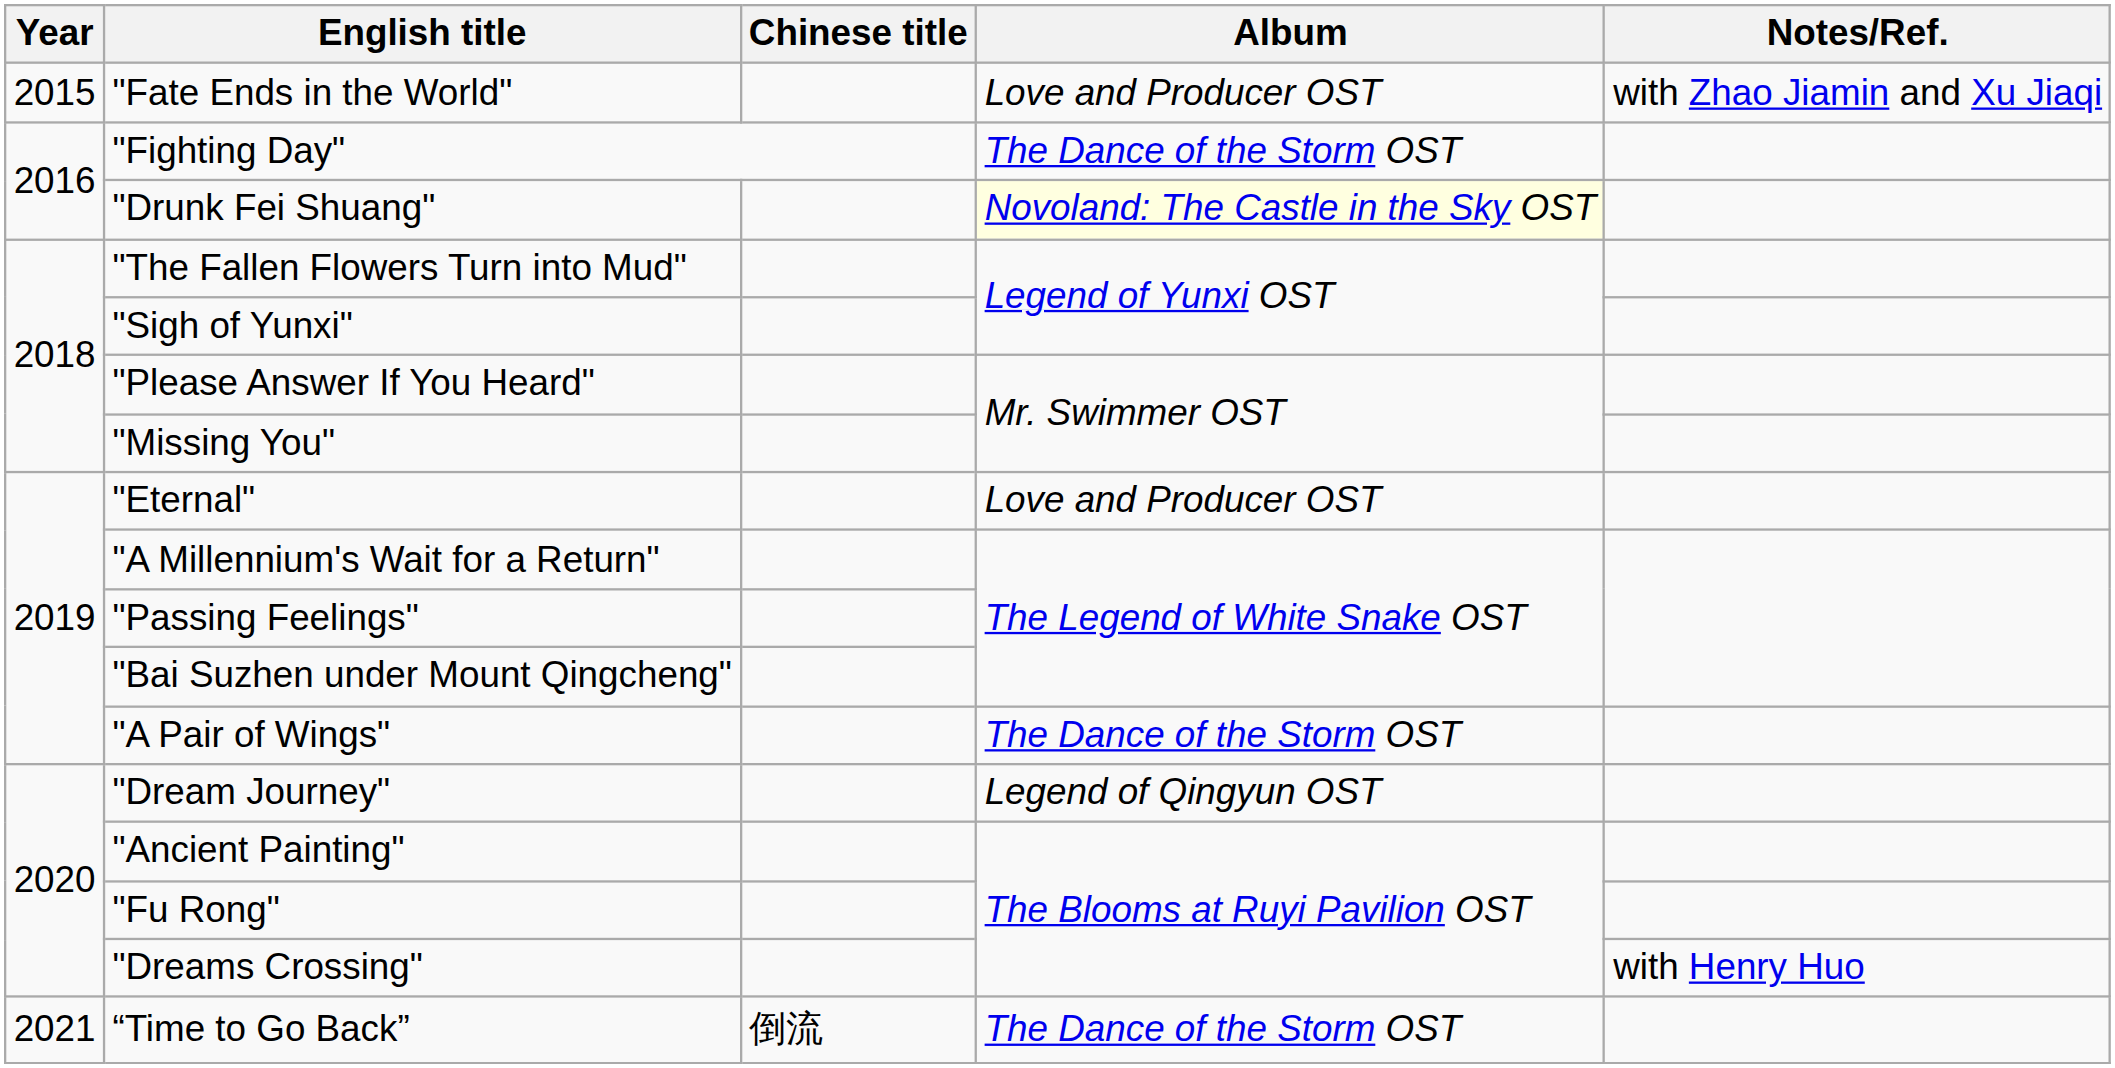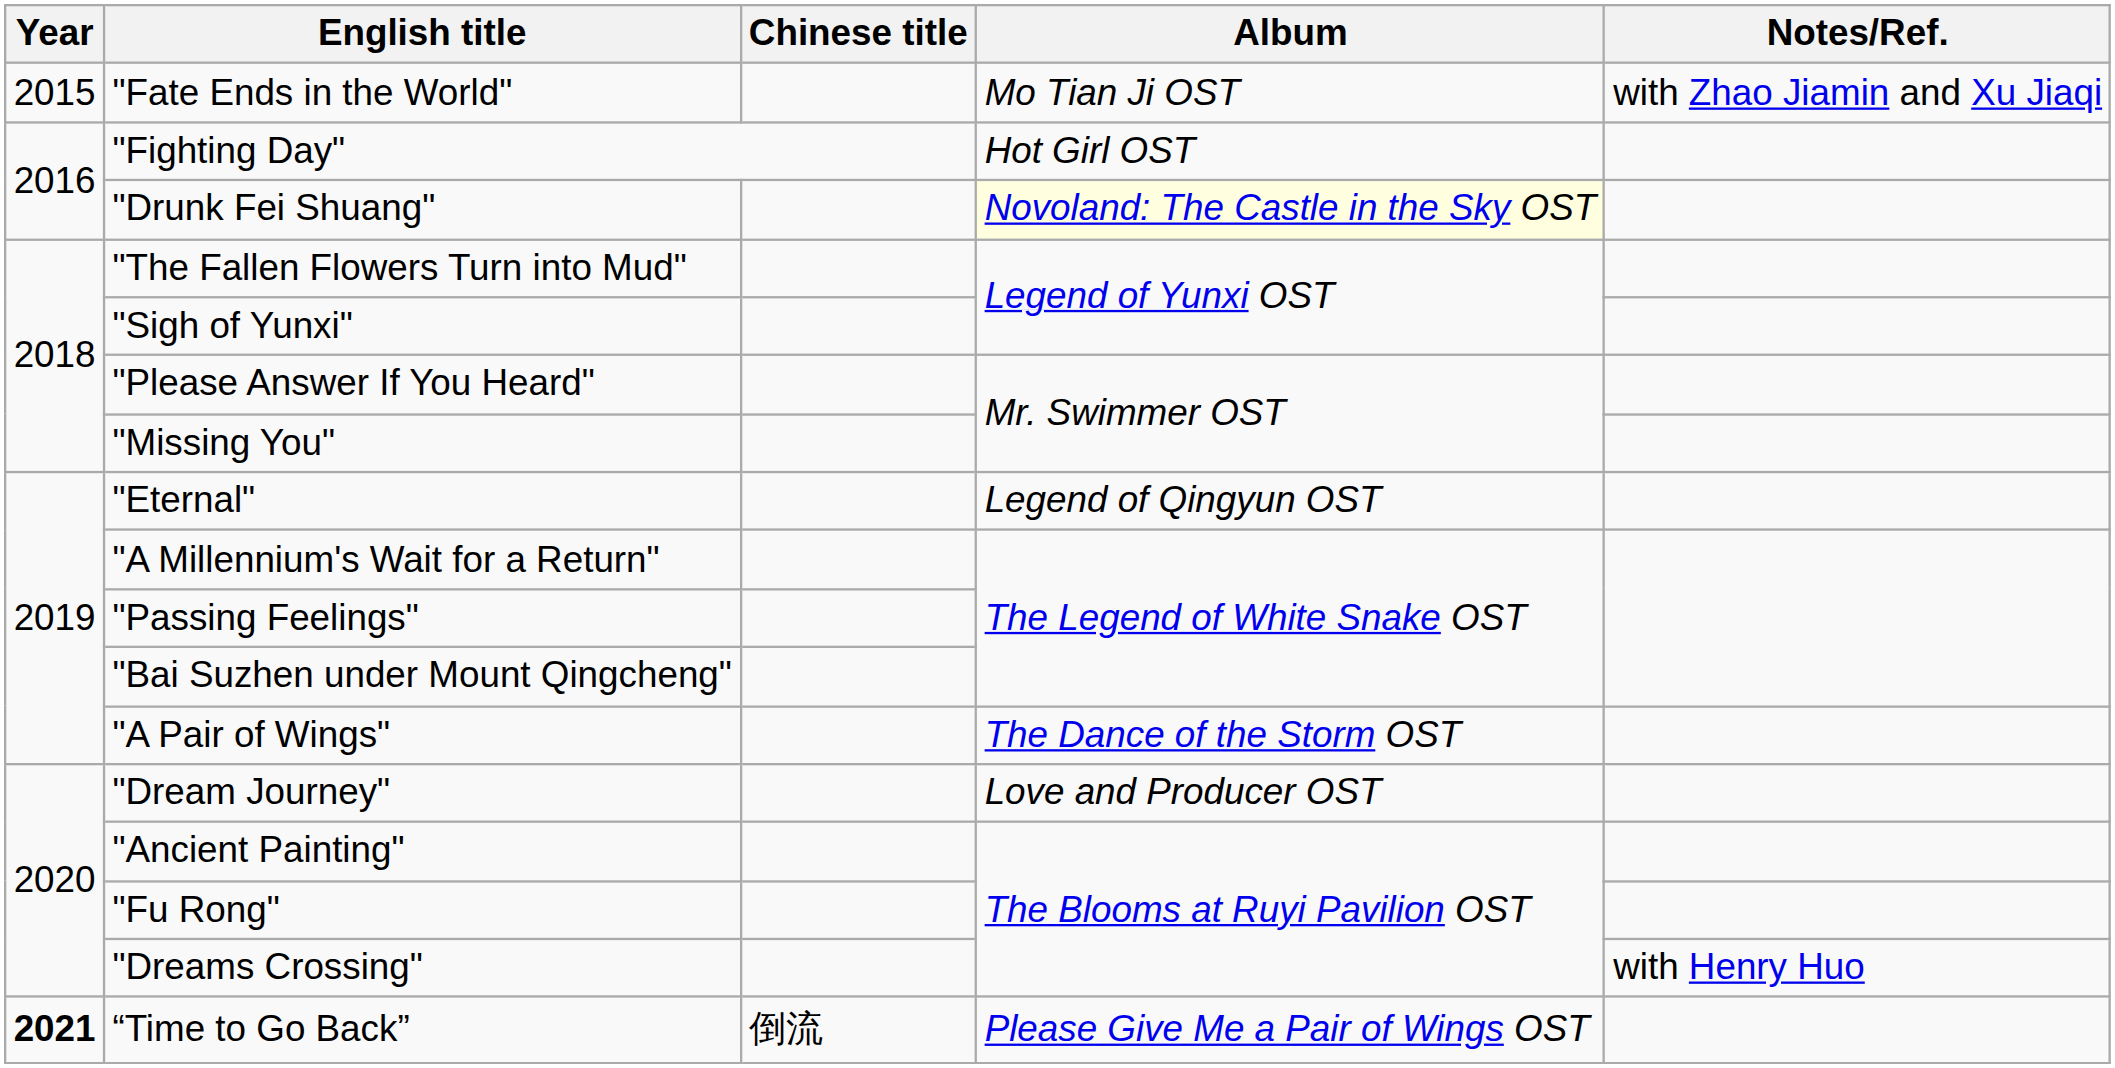(1183, 92) Love and Producer OST -> (1112, 92) Mo Tian Ji OST
(1223, 150) The Dance of the Storm OST -> (1090, 150) Hot Girl OST
(1183, 500) Love and Producer OST -> (1183, 500) Legend of Qingyun OST
(1183, 792) Legend of Qingyun OST -> (1183, 792) Love and Producer OST
(55, 1029) normal -> (55, 1029) bold
(1223, 1029) The Dance of the Storm OST -> (1287, 1029) Please Give Me a Pair of Wings OST
